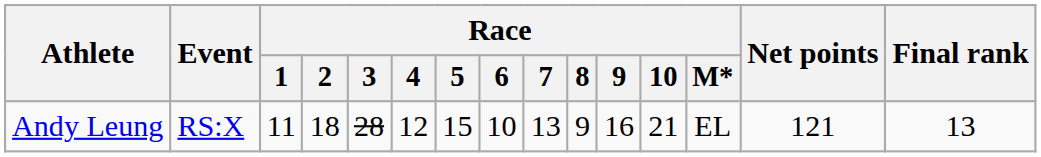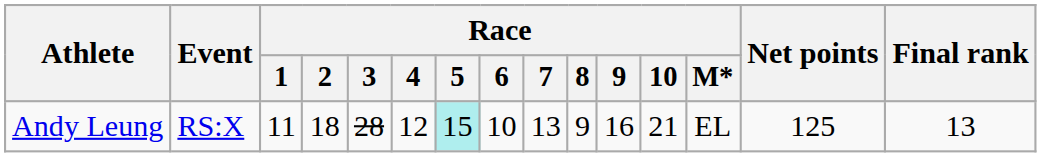(457, 126) no background -> (457, 126) paleturquoise background
(813, 126) 121 -> (813, 126) 125
